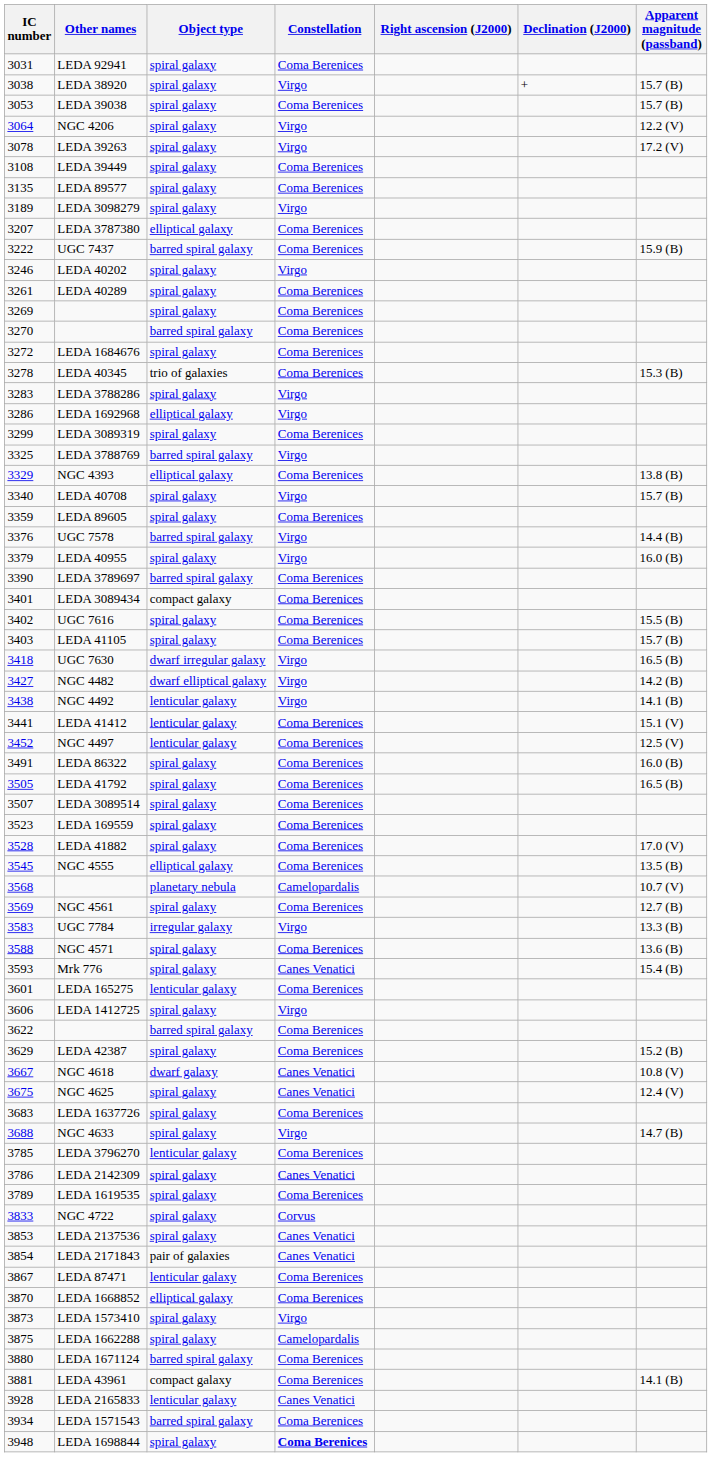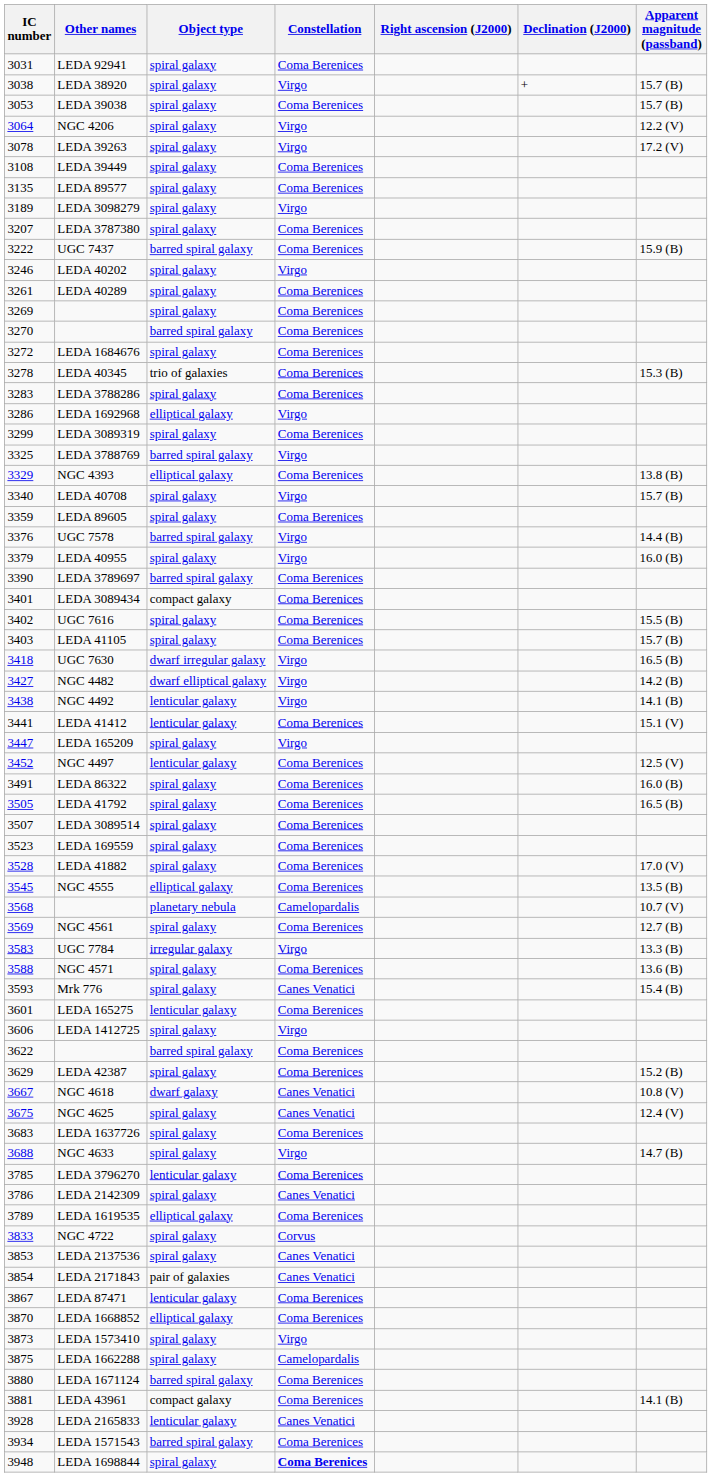(191, 228) elliptical galaxy -> (183, 228) spiral galaxy
(292, 393) Virgo -> (320, 393) Coma Berenices
+ row: (20, 742)
(183, 1194) spiral galaxy -> (191, 1215) elliptical galaxy
